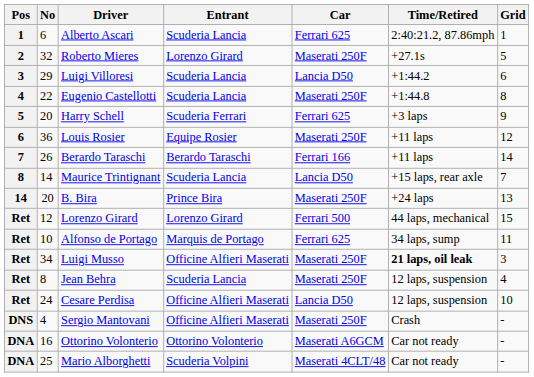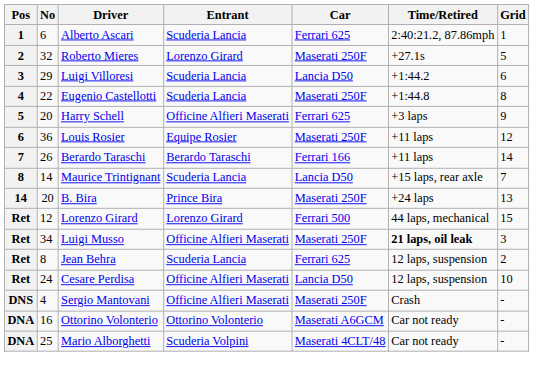(206, 116) Scuderia Ferrari -> (228, 116) Officine Alfieri Maserati
- row: (109, 238)
(331, 279) Maserati 250F -> (322, 259) Ferrari 625
(503, 279) 4 -> (503, 259) 2
